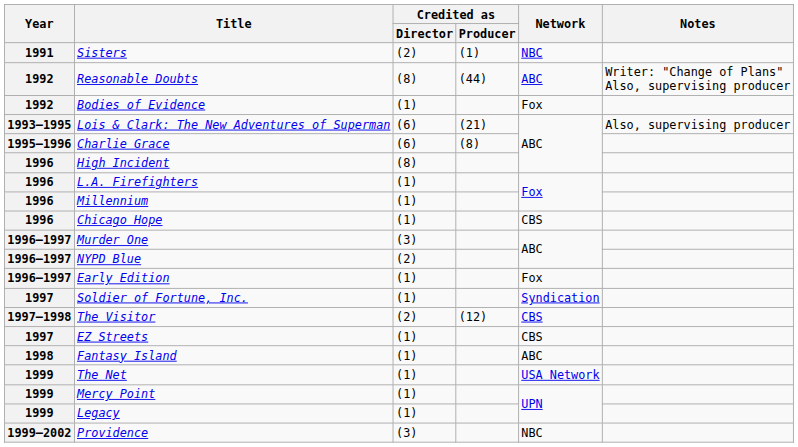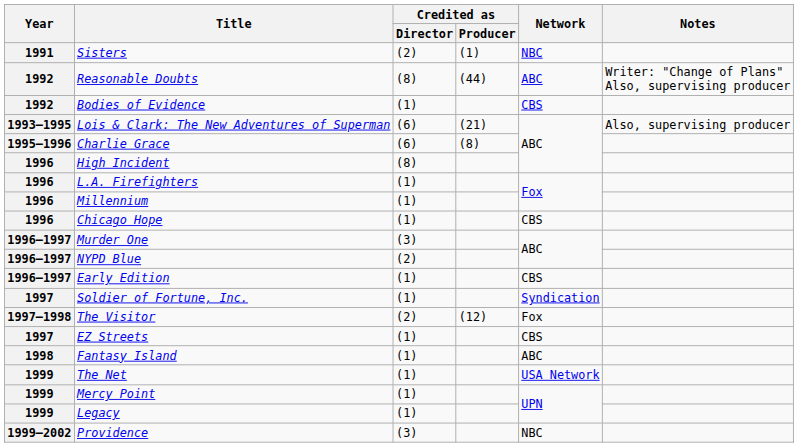(532, 105) Fox -> (532, 105) CBS
(532, 278) Fox -> (532, 278) CBS
(532, 317) CBS -> (532, 317) Fox
